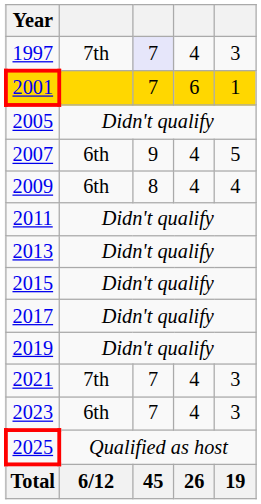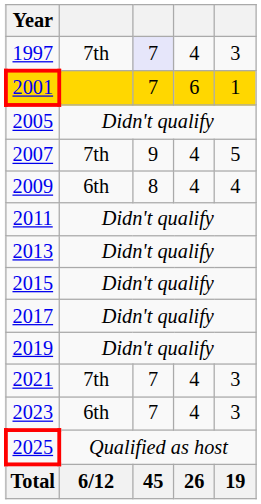(96, 154) 6th -> (96, 154) 7th
